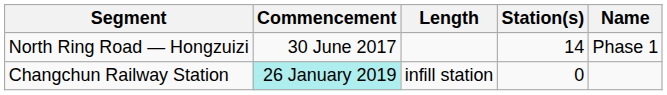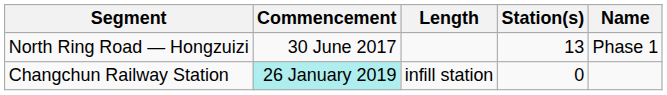(574, 47) 14 -> (574, 47) 13
